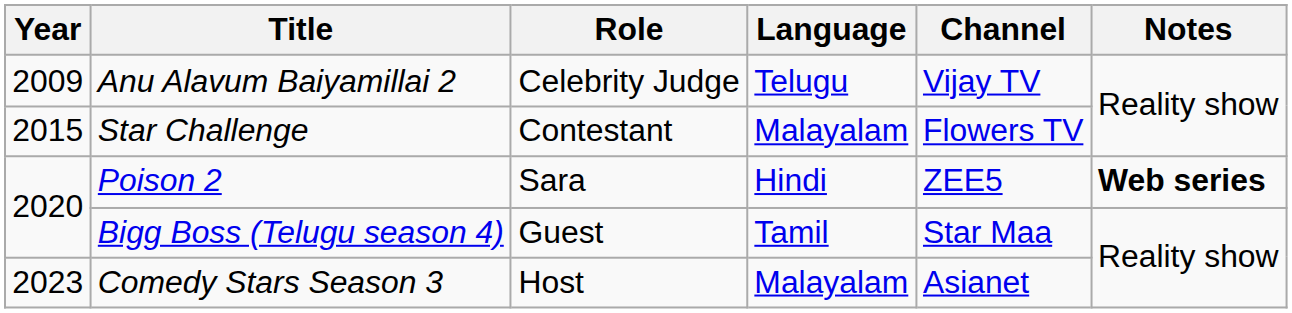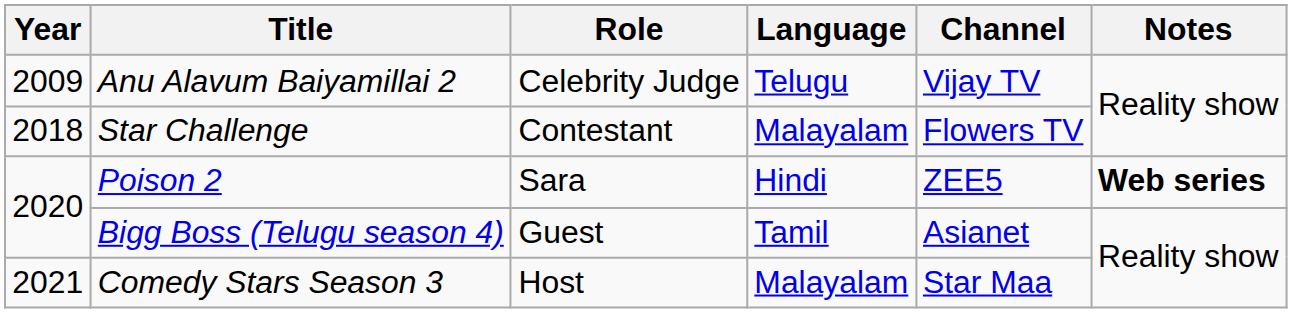(48, 130) 2015 -> (48, 130) 2018
(988, 231) Star Maa -> (976, 231) Asianet
(48, 282) 2023 -> (48, 282) 2021
(976, 282) Asianet -> (988, 282) Star Maa
